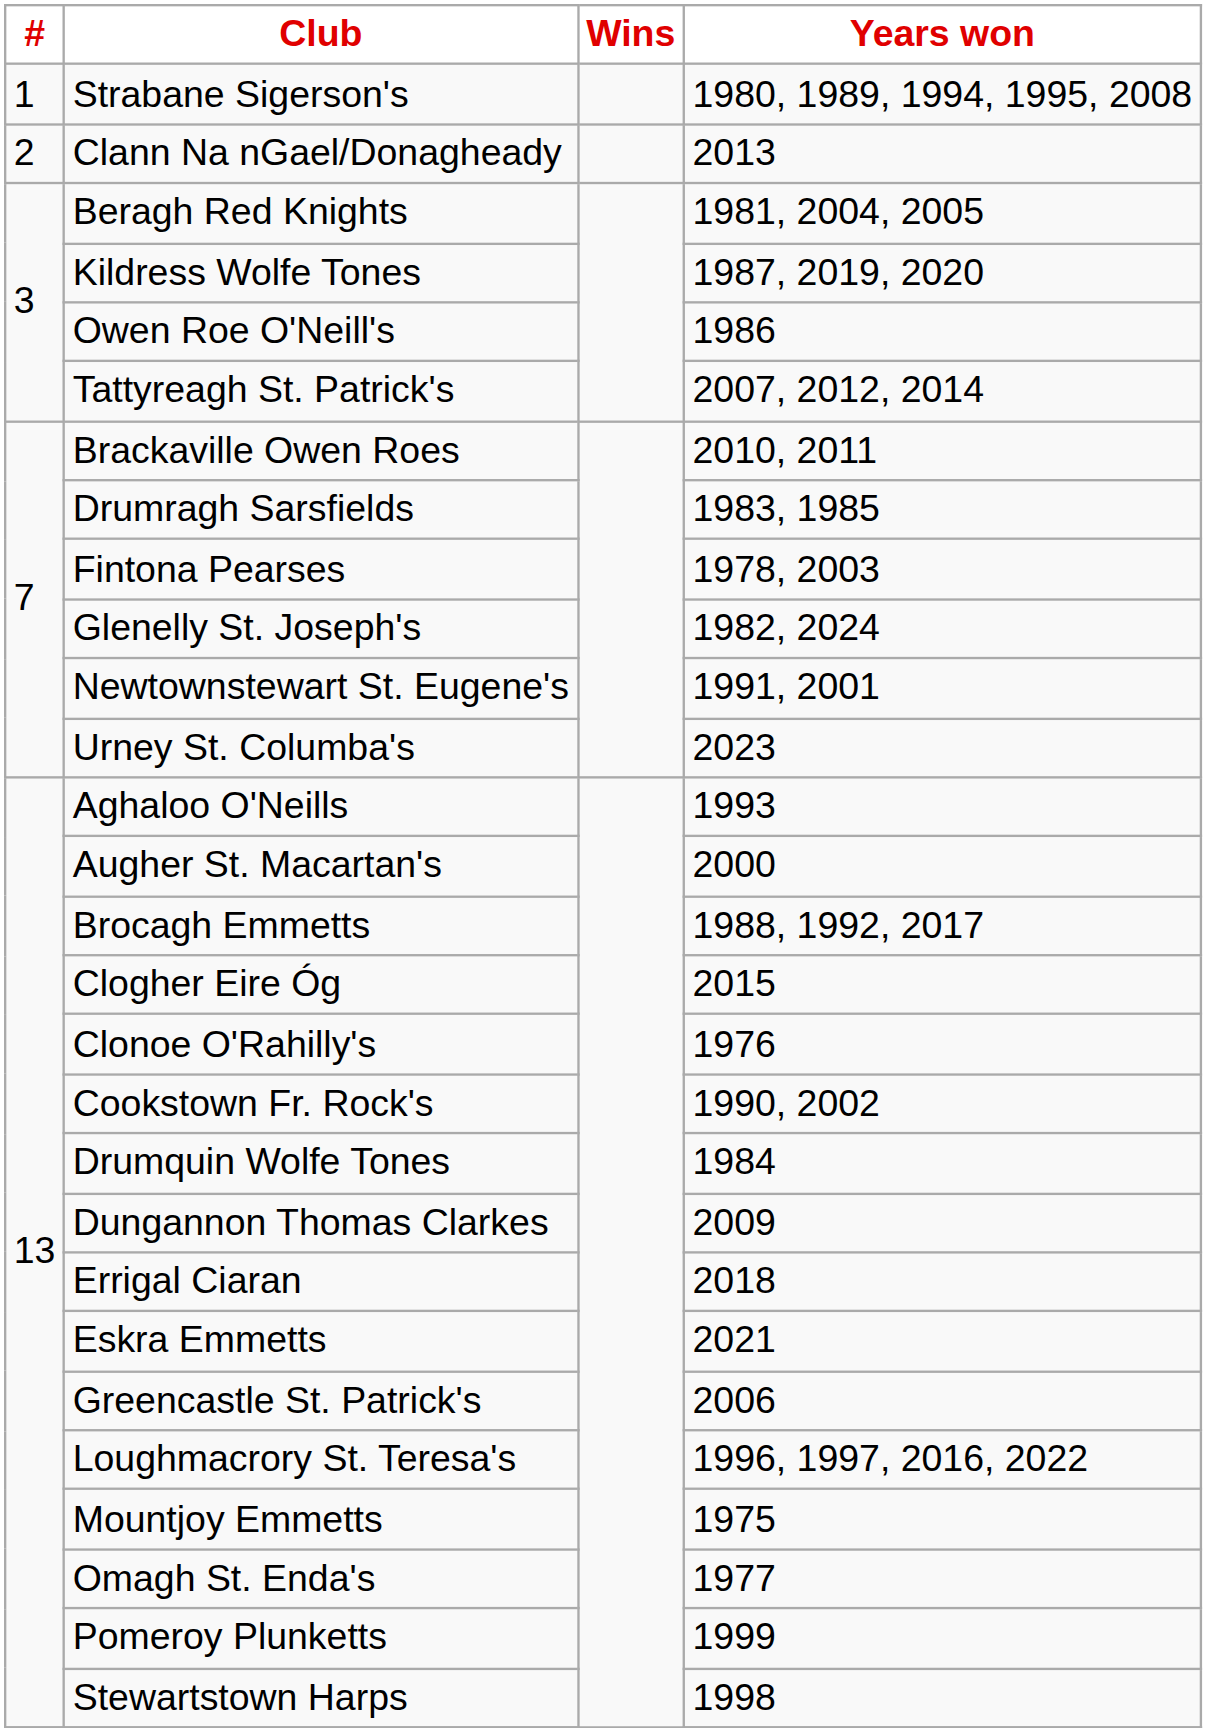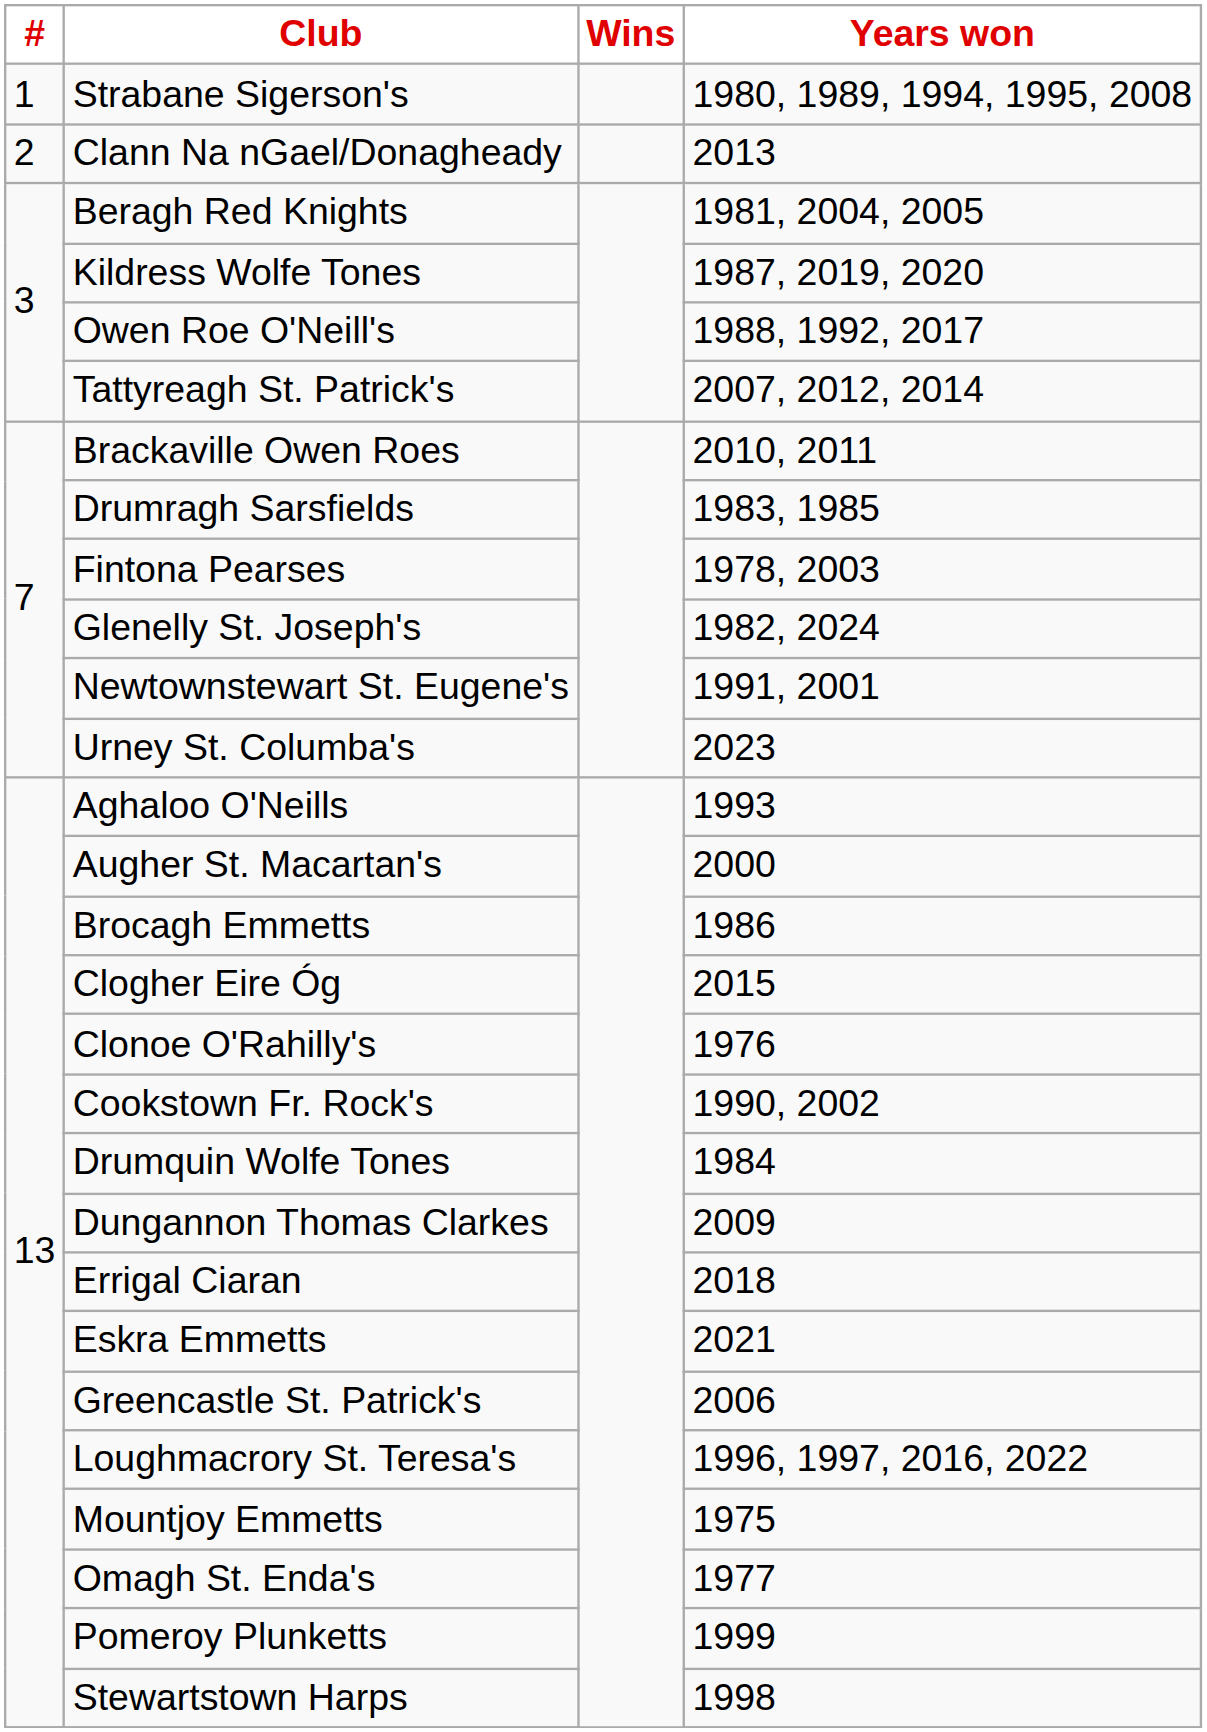(734, 331) 1986 -> (838, 331) 1988, 1992, 2017
(838, 924) 1988, 1992, 2017 -> (734, 924) 1986
